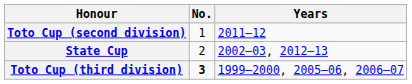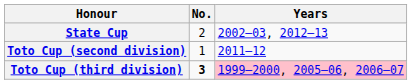rows swapped: (97, 51) <-> (97, 32)
(311, 70) no background -> (311, 70) pink background
